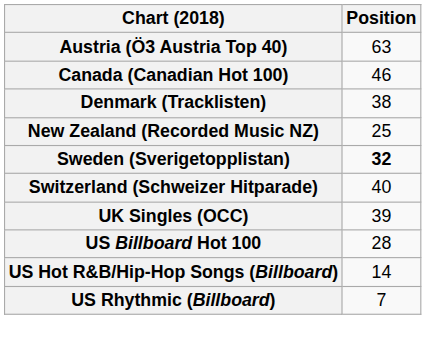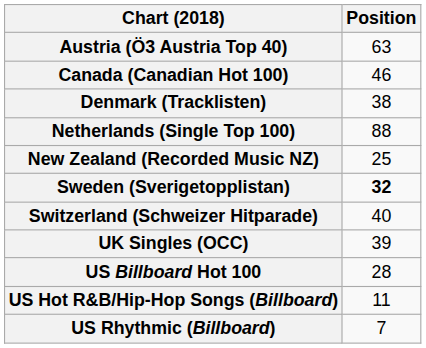+ row: (173, 131)
(381, 272) 14 -> (381, 300) 11
